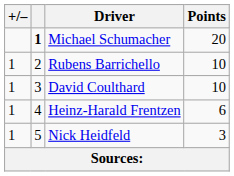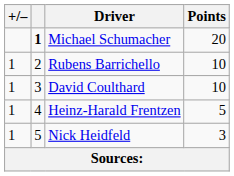(222, 111) 6 -> (222, 111) 5
